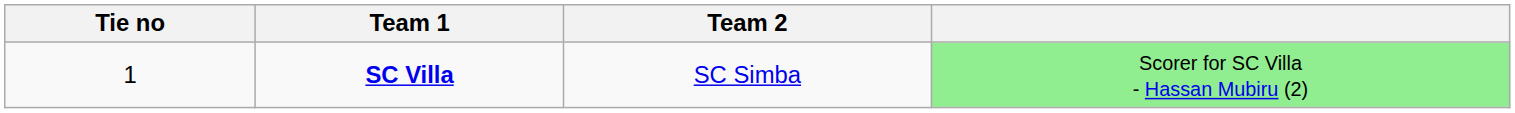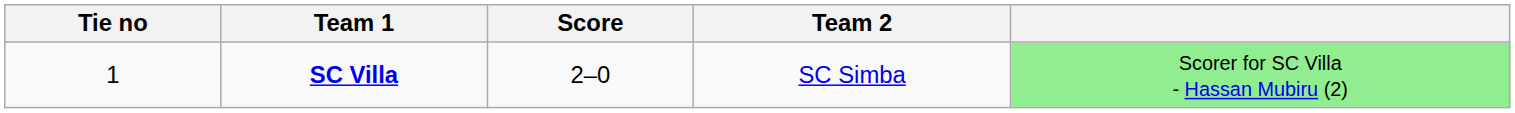+ column: (590, 23)
